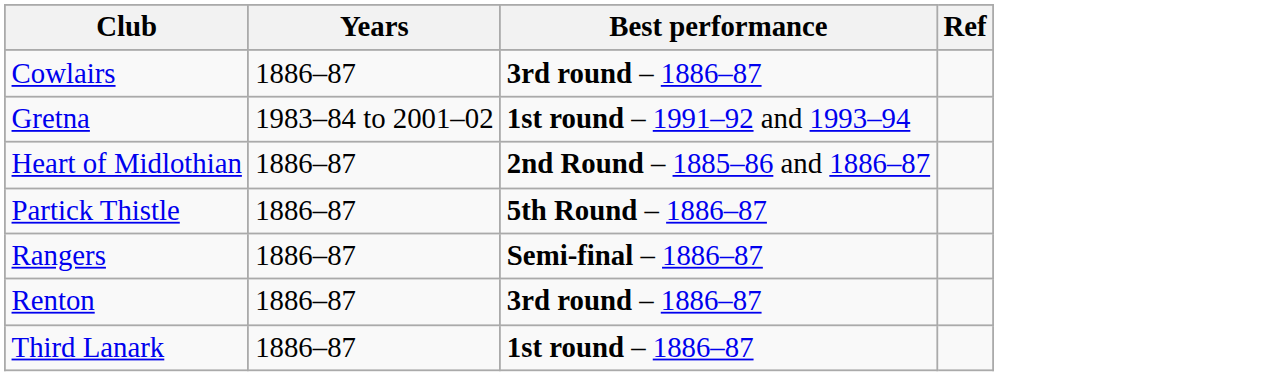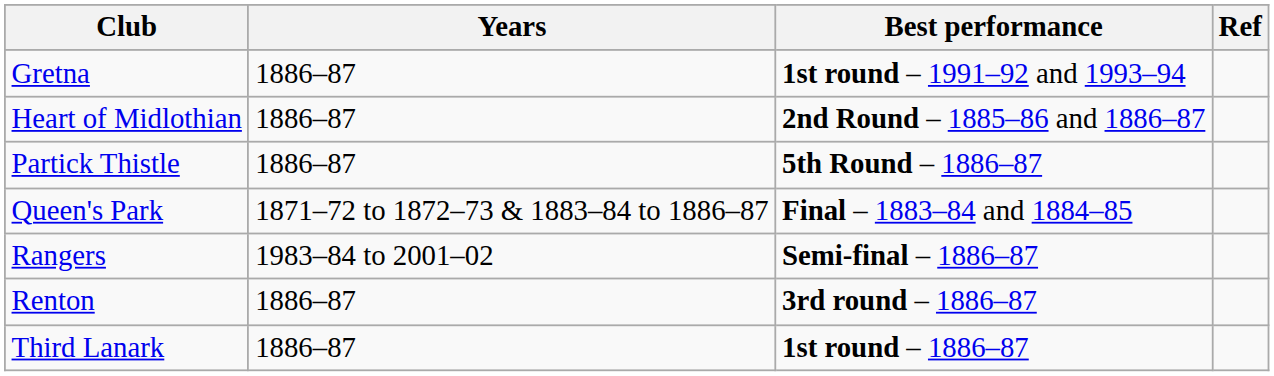- row: (64, 73)
(374, 118) 1983–84 to 2001–02 -> (306, 73) 1886–87
+ row: (87, 210)
(306, 255) 1886–87 -> (374, 255) 1983–84 to 2001–02
